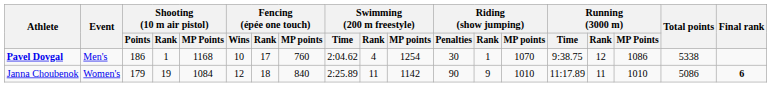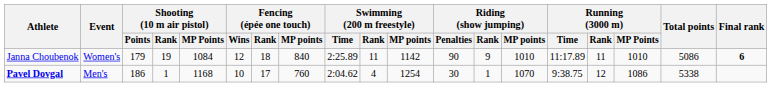rows swapped: (35, 57) <-> (43, 74)
